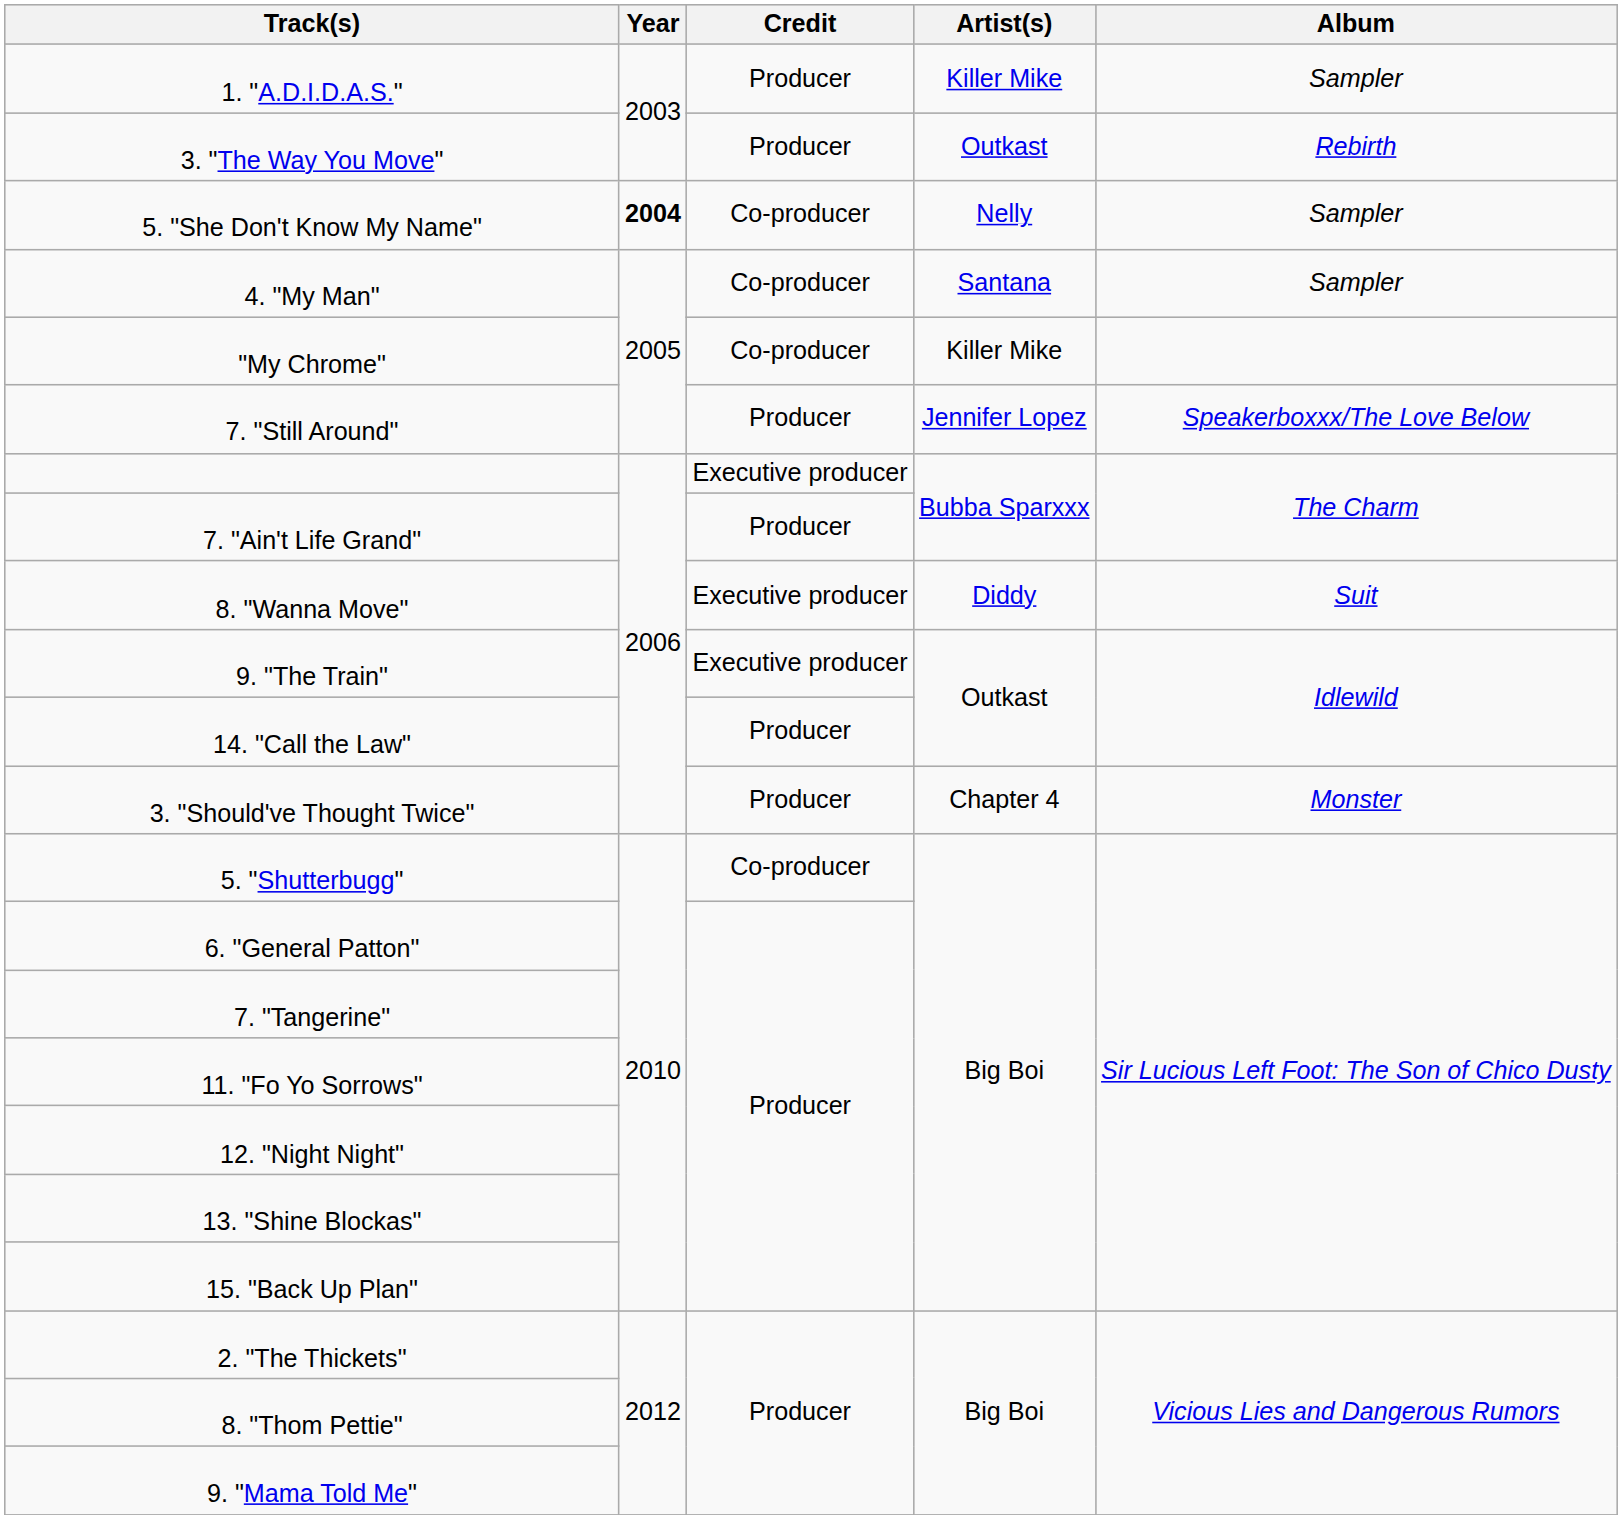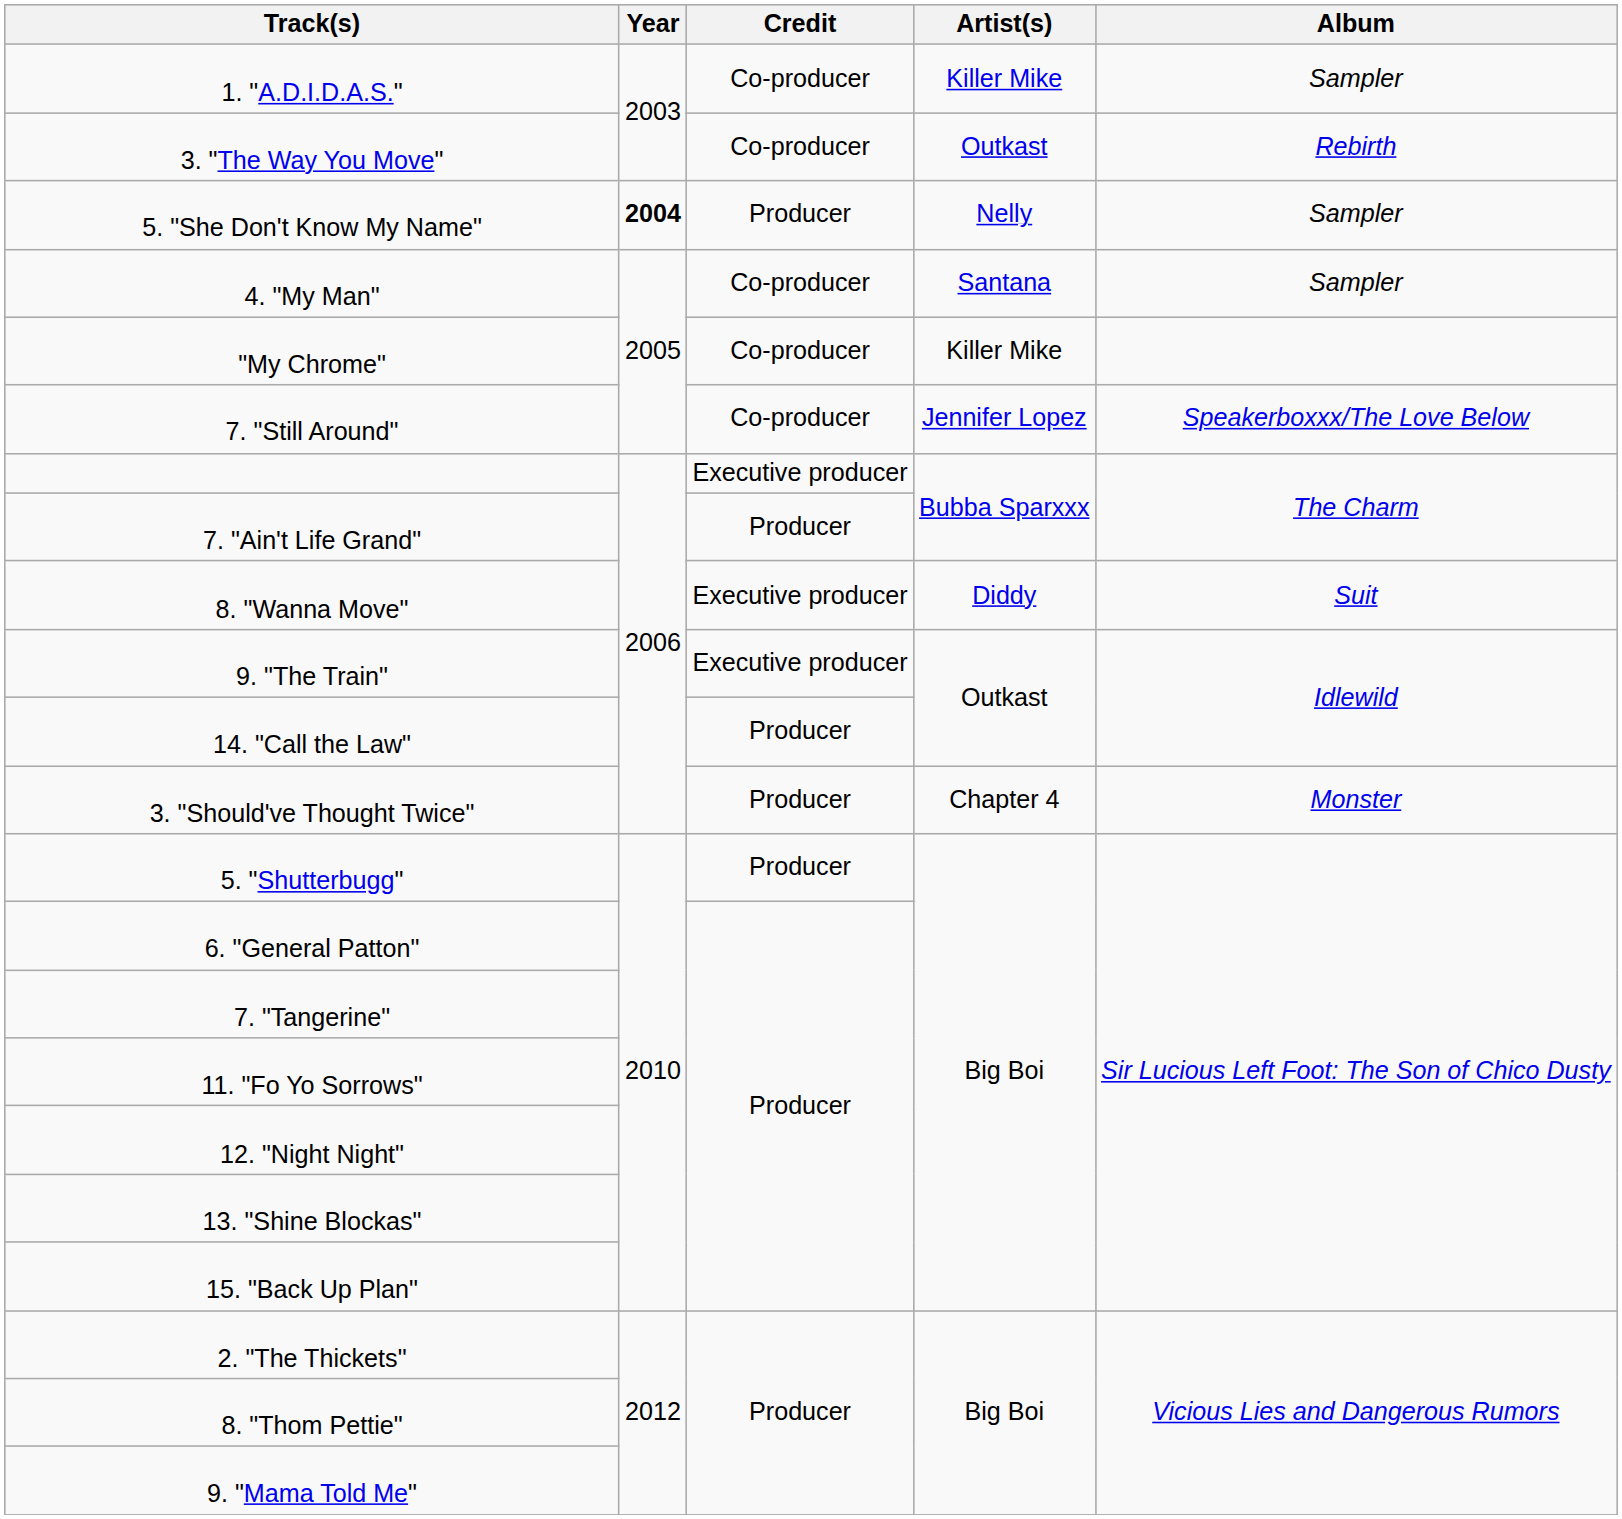(800, 78) Producer -> (800, 78) Co-producer
(800, 146) Producer -> (800, 146) Co-producer
(800, 214) Co-producer -> (800, 214) Producer
(800, 418) Producer -> (800, 418) Co-producer
(800, 867) Co-producer -> (800, 867) Producer
